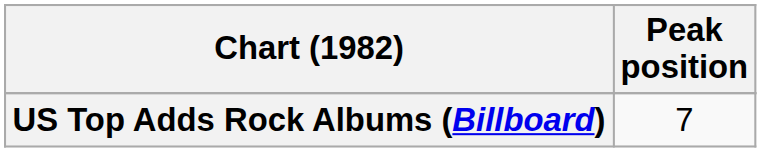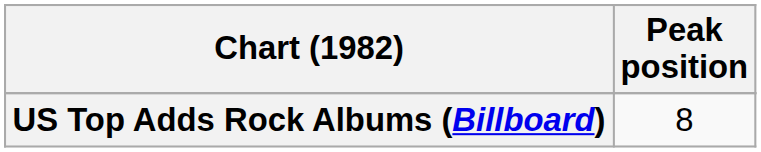(684, 119) 7 -> (684, 119) 8
